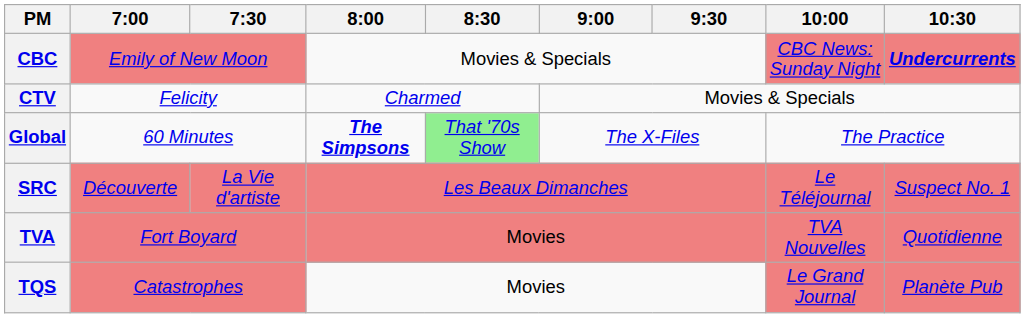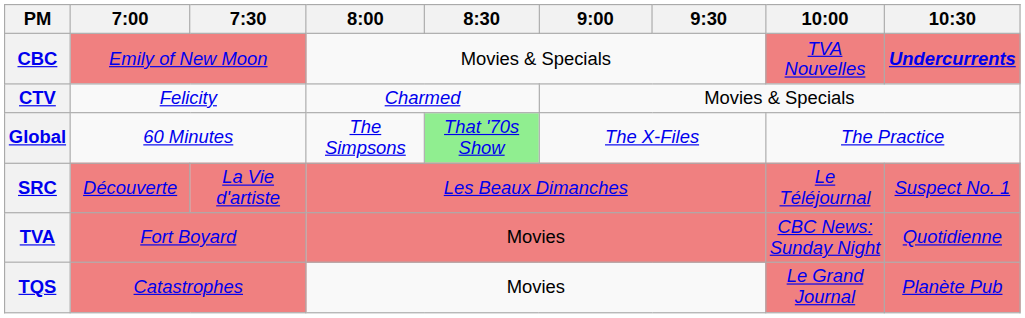(825, 58) CBC News: Sunday Night -> (825, 58) TVA Nouvelles
(366, 137) bold -> (365, 137) normal
(825, 237) TVA Nouvelles -> (825, 237) CBC News: Sunday Night
